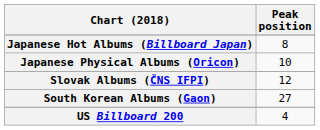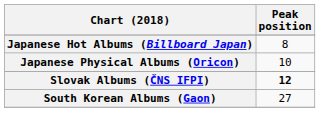(285, 80) normal -> (285, 80) bold
- row: (130, 116)
